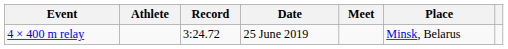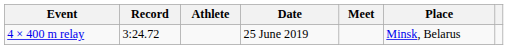columns swapped: (210, 14) <-> (150, 14)
